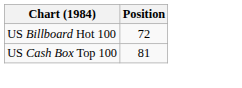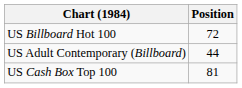+ row: (96, 53)
